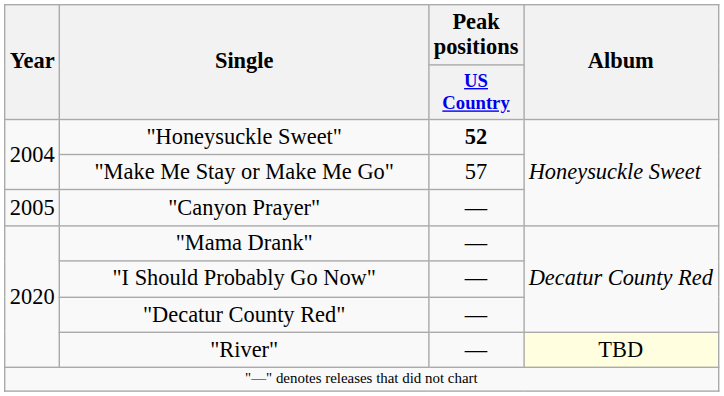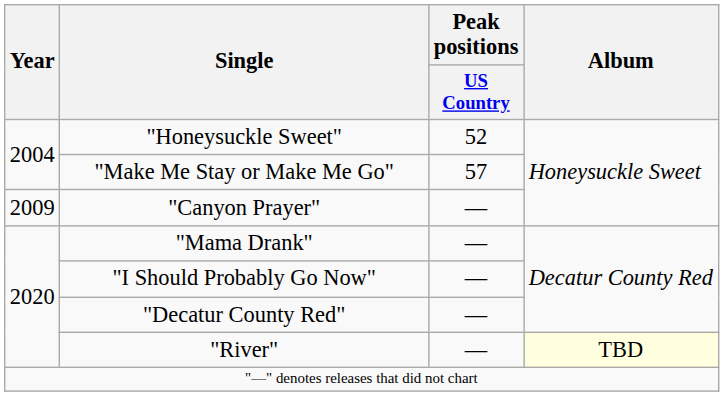(476, 136) bold -> (476, 136) normal
(32, 207) 2005 -> (32, 207) 2009
